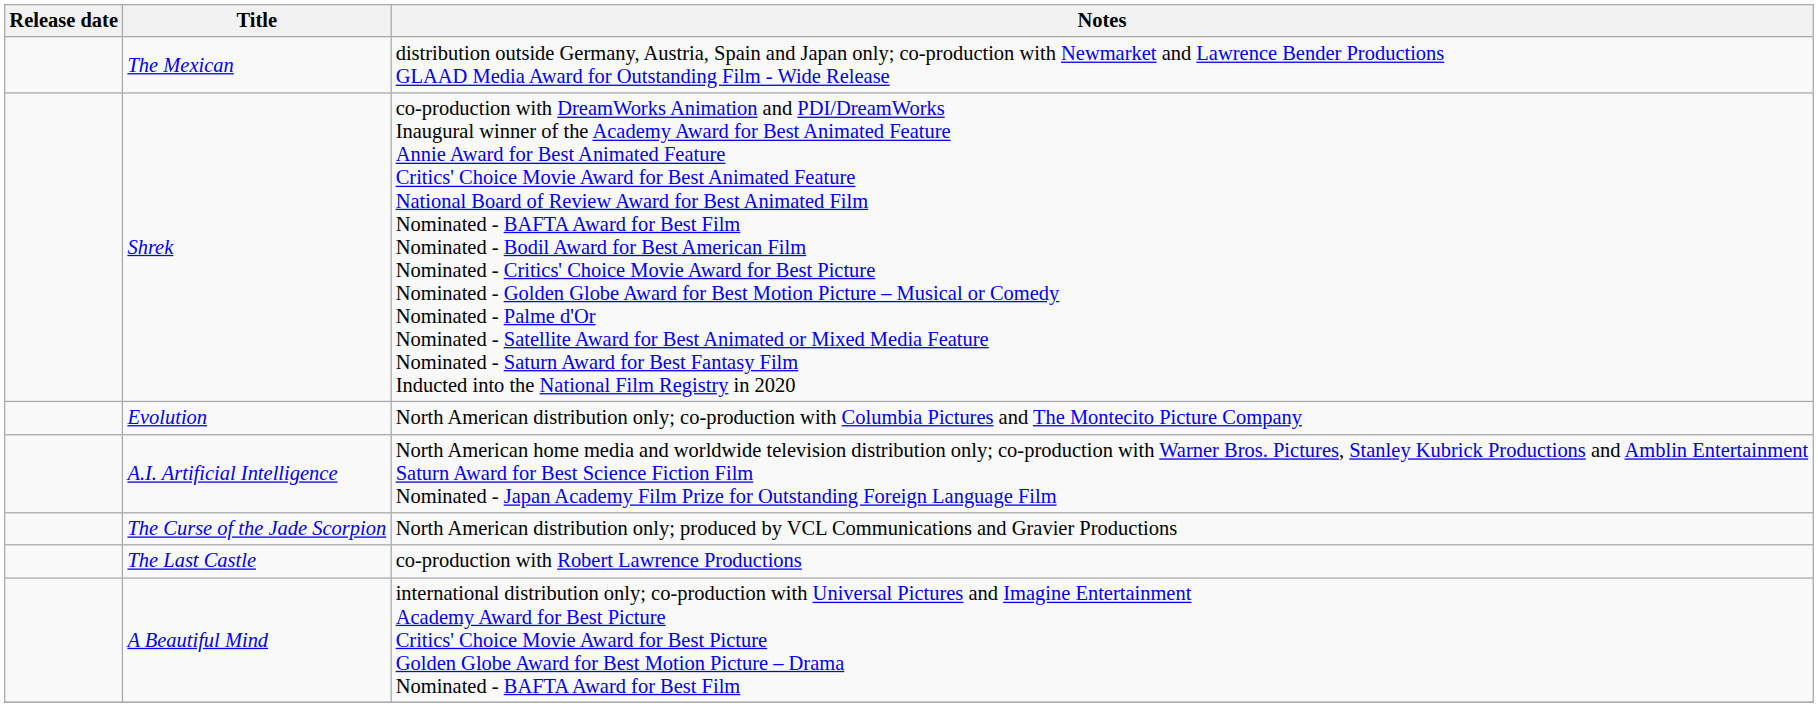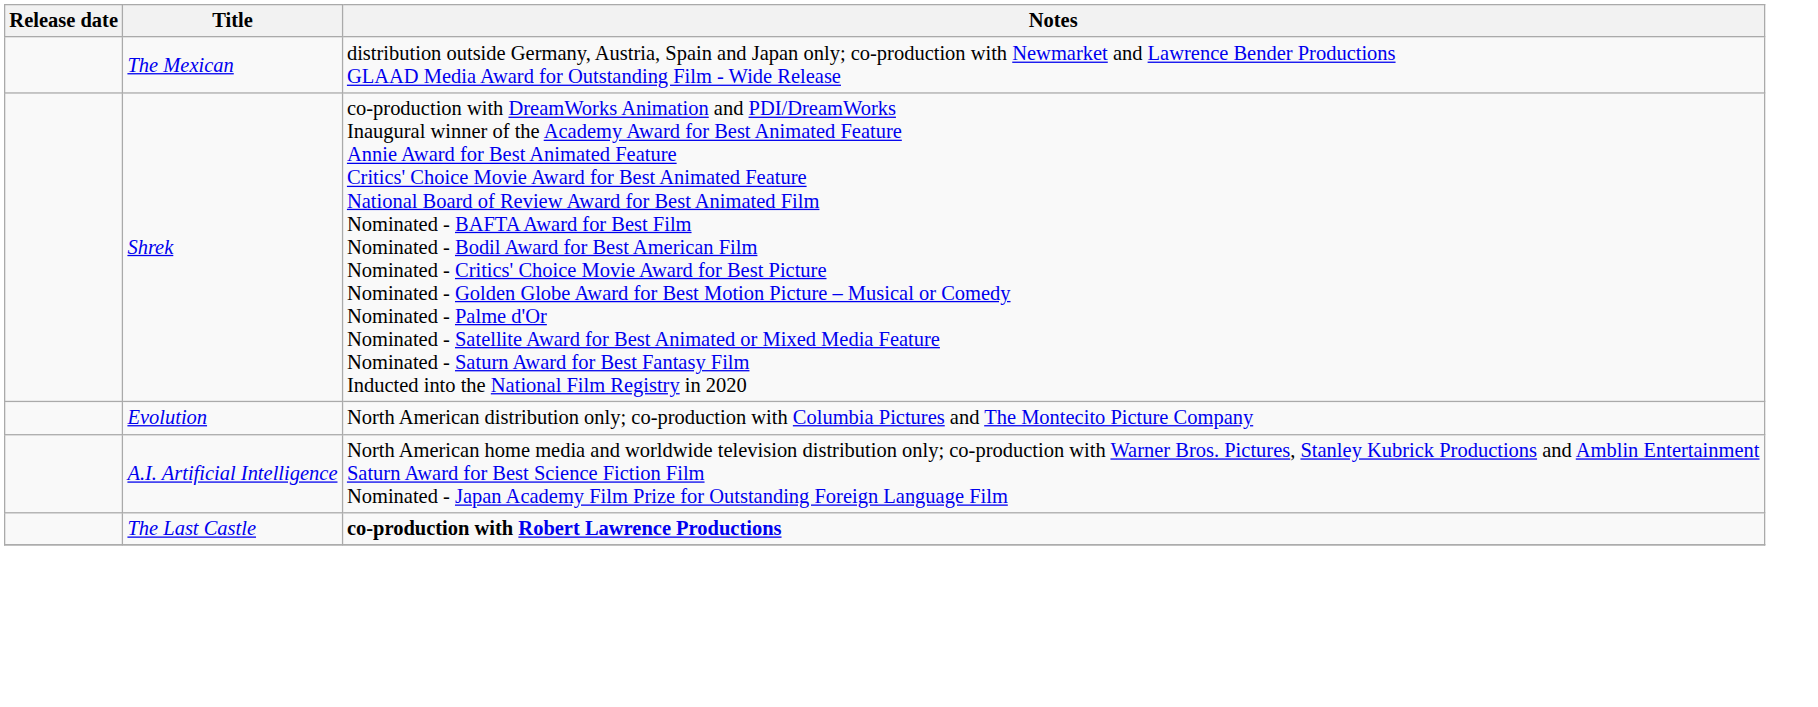- row: (257, 528)
(599, 561) normal -> (564, 528) bold
- row: (198, 639)
